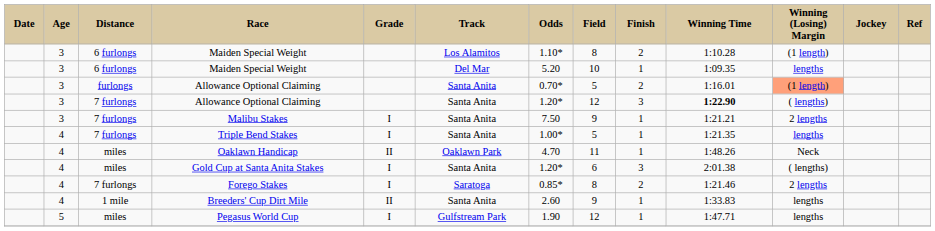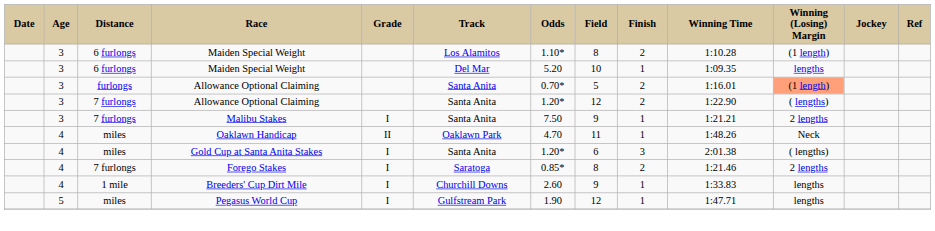(641, 102) 3 -> (642, 102) 2
(719, 102) bold -> (720, 102) normal
- row: (115, 135)
(389, 201) II -> (387, 184) I
(472, 201) Santa Anita -> (472, 184) Churchill Downs
